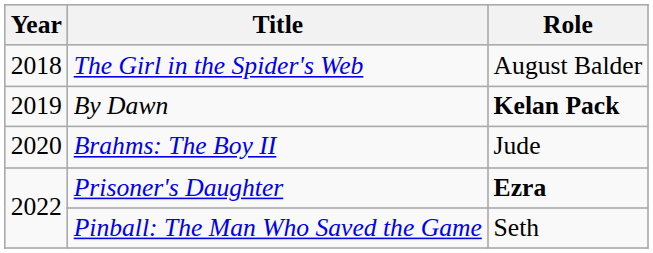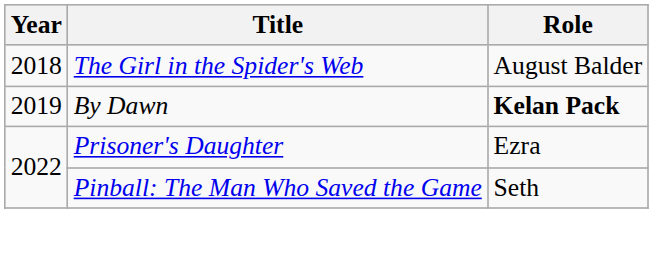- row: (175, 146)
(520, 187) bold -> (517, 146) normal
